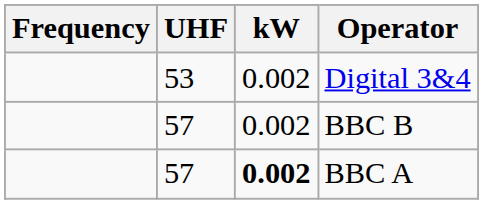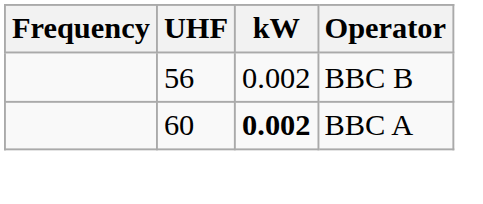- row: (398, 76)
(179, 125) 57 -> (179, 76) 56
(179, 173) 57 -> (179, 125) 60
